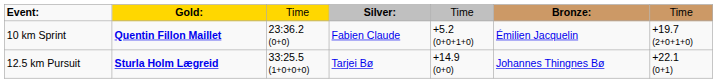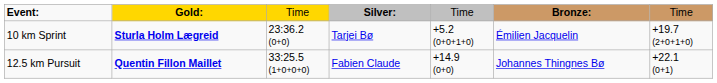(168, 35) Quentin Fillon Maillet -> (167, 35) Sturla Holm Lægreid
(366, 35) Fabien Claude -> (352, 35) Tarjei Bø
(167, 64) Sturla Holm Lægreid -> (168, 64) Quentin Fillon Maillet
(352, 64) Tarjei Bø -> (366, 64) Fabien Claude
